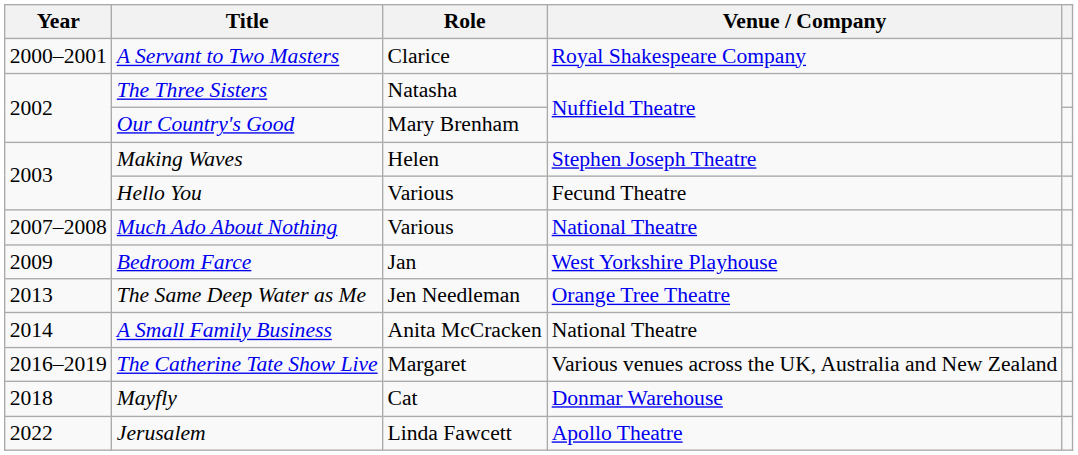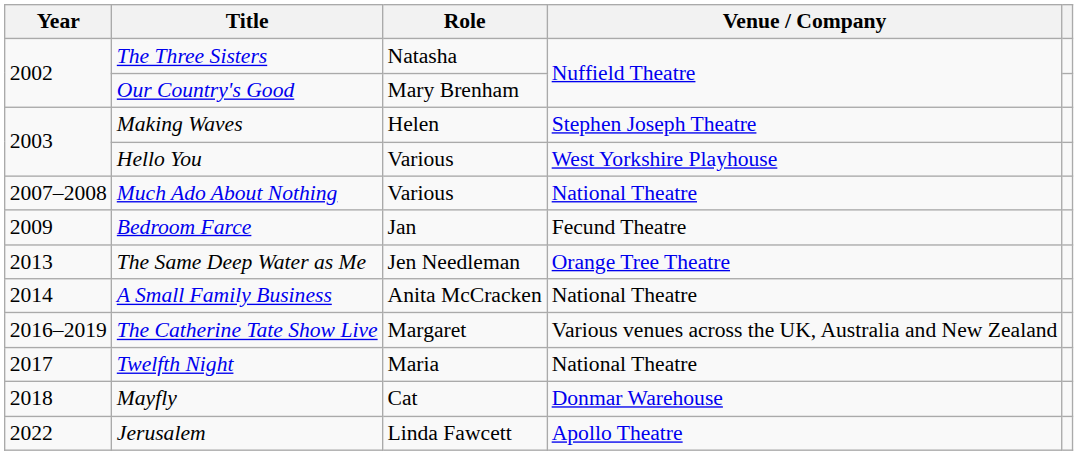- row: (228, 55)
(619, 192) Fecund Theatre -> (665, 158) West Yorkshire Playhouse
(665, 261) West Yorkshire Playhouse -> (619, 227) Fecund Theatre
+ row: (175, 364)
